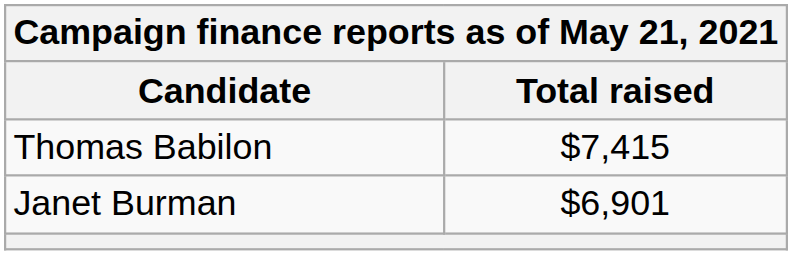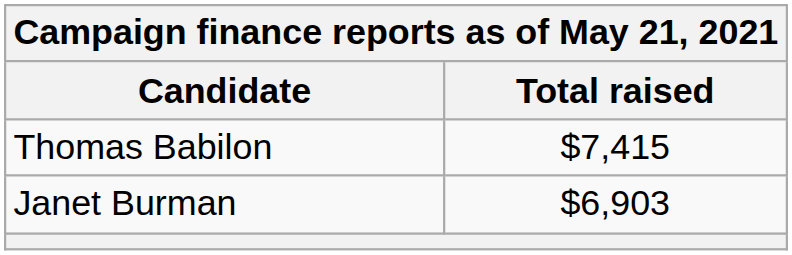(615, 203) $6,901 -> (615, 203) $6,903
